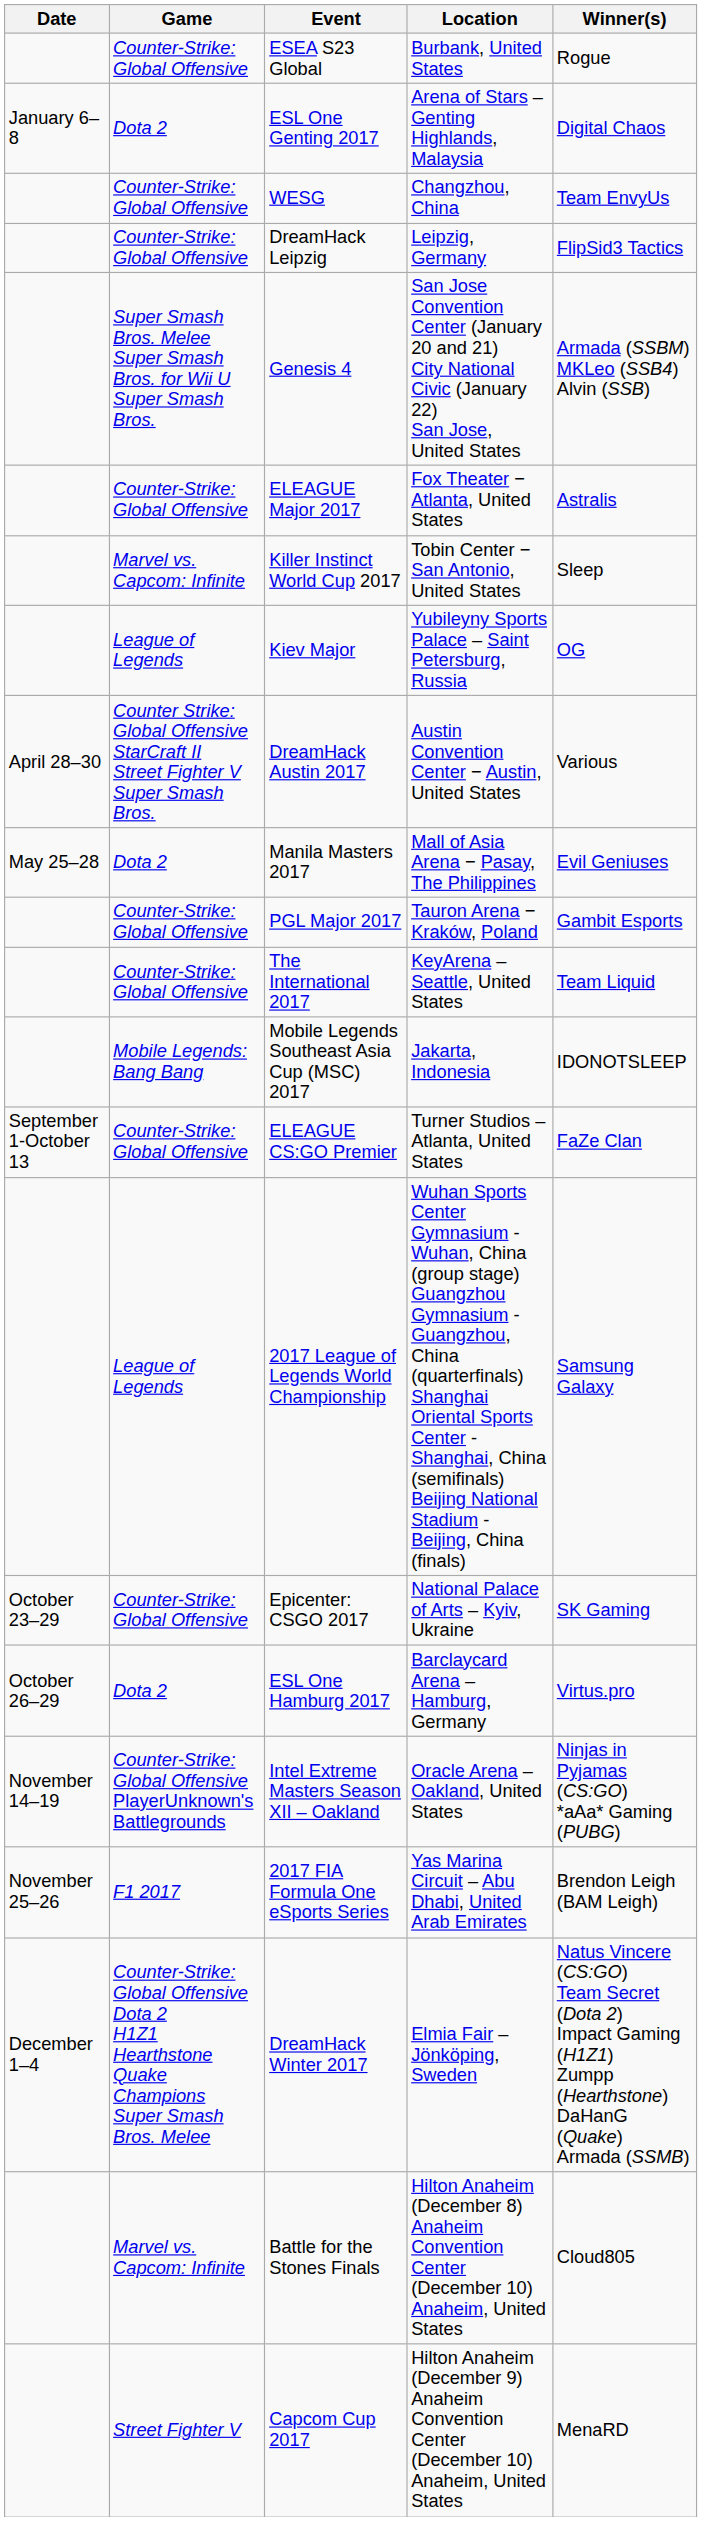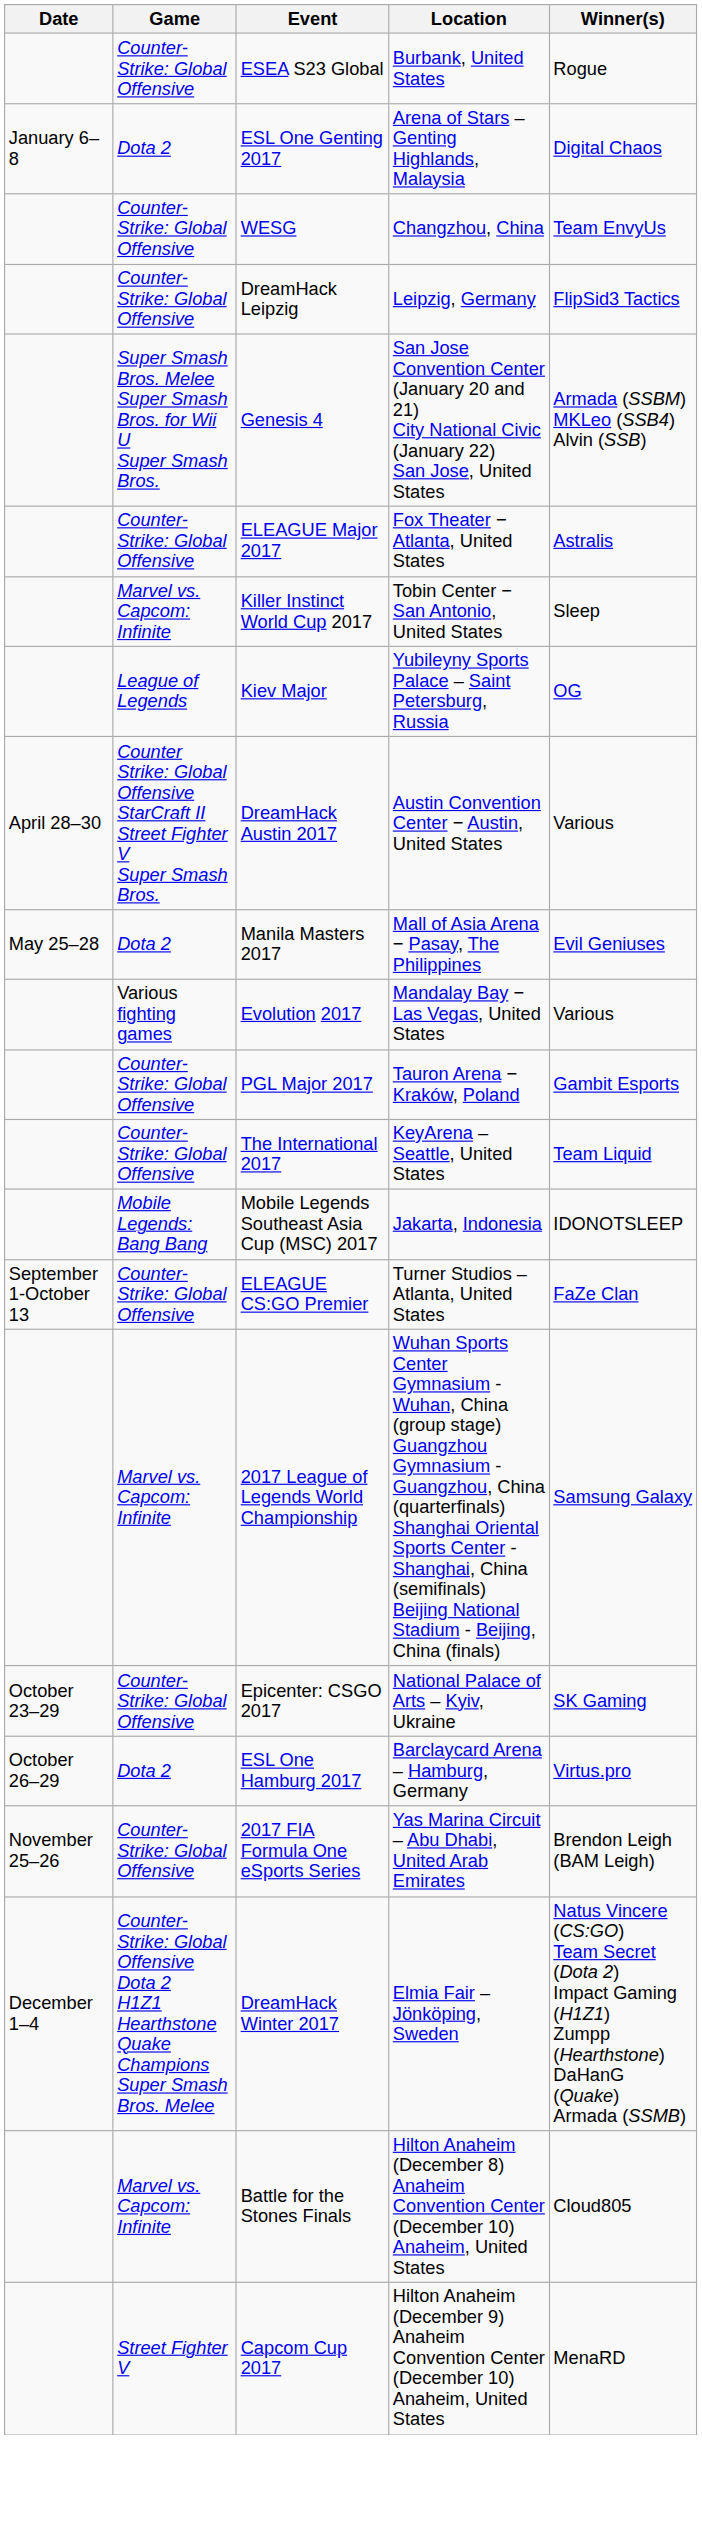+ row: (301, 1014)
(154, 1376) League of Legends -> (159, 1497) Marvel vs. Capcom: Infinite
- row: (335, 1791)
(147, 1892) F1 2017 -> (172, 1851) Counter-Strike: Global Offensive
